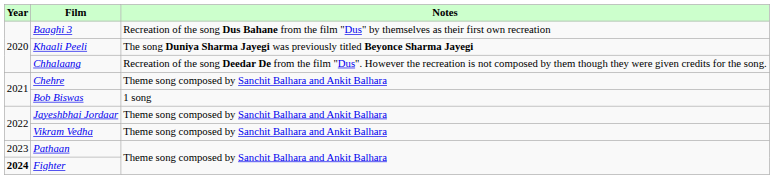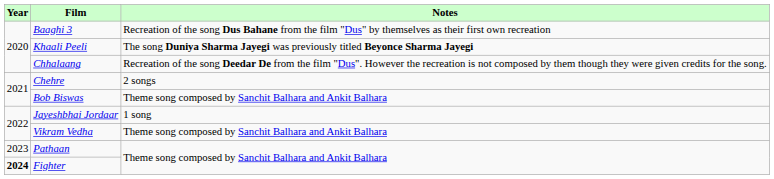(255, 81) Theme song composed by Sanchit Balhara and Ankit Balhara -> (139, 81) 2 songs
(137, 98) 1 song -> (255, 98) Theme song composed by Sanchit Balhara and Ankit Balhara
(255, 115) Theme song composed by Sanchit Balhara and Ankit Balhara -> (137, 115) 1 song
